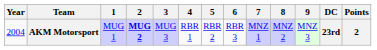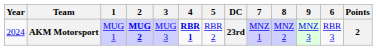columns swapped: (235, 11) <-> (331, 11)
(16, 32) 2004 -> (16, 32) 2024
(190, 32) normal -> (190, 32) bold
